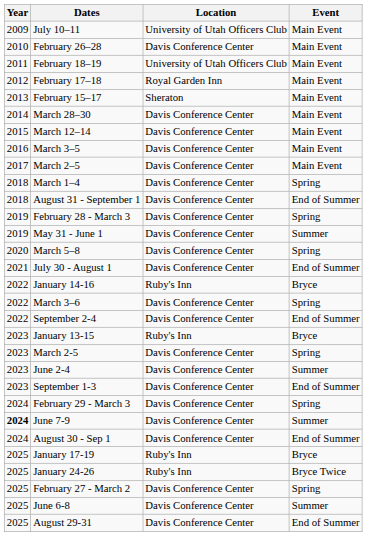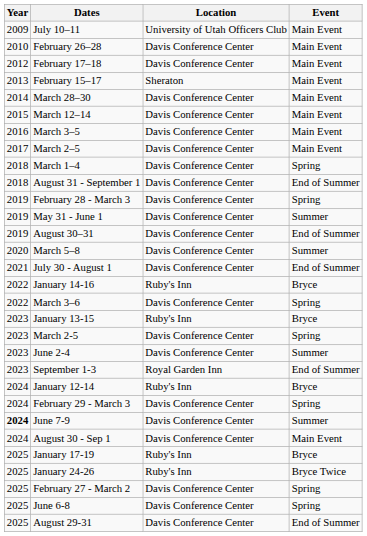- row: (67, 64)
(184, 81) Royal Garden Inn -> (199, 64) Davis Conference Center
+ row: (63, 234)
(306, 251) Spring -> (310, 251) Summer
- row: (65, 319)
(199, 387) Davis Conference Center -> (184, 370) Royal Garden Inn
+ row: (64, 387)
(326, 438) End of Summer -> (317, 438) Main Event
(310, 506) Summer -> (306, 506) Spring
